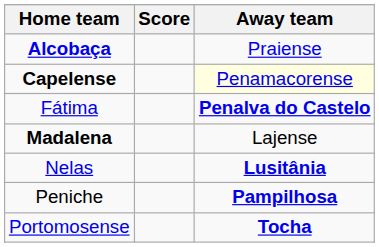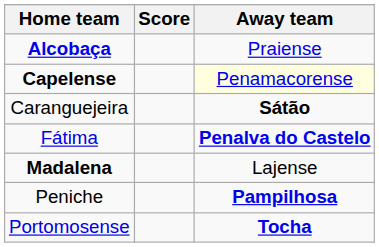+ row: (69, 108)
- row: (69, 167)
